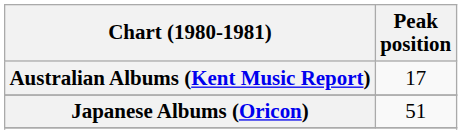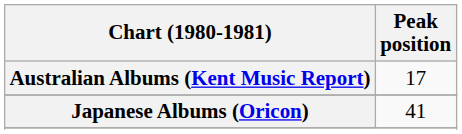(416, 111) 51 -> (416, 111) 41
